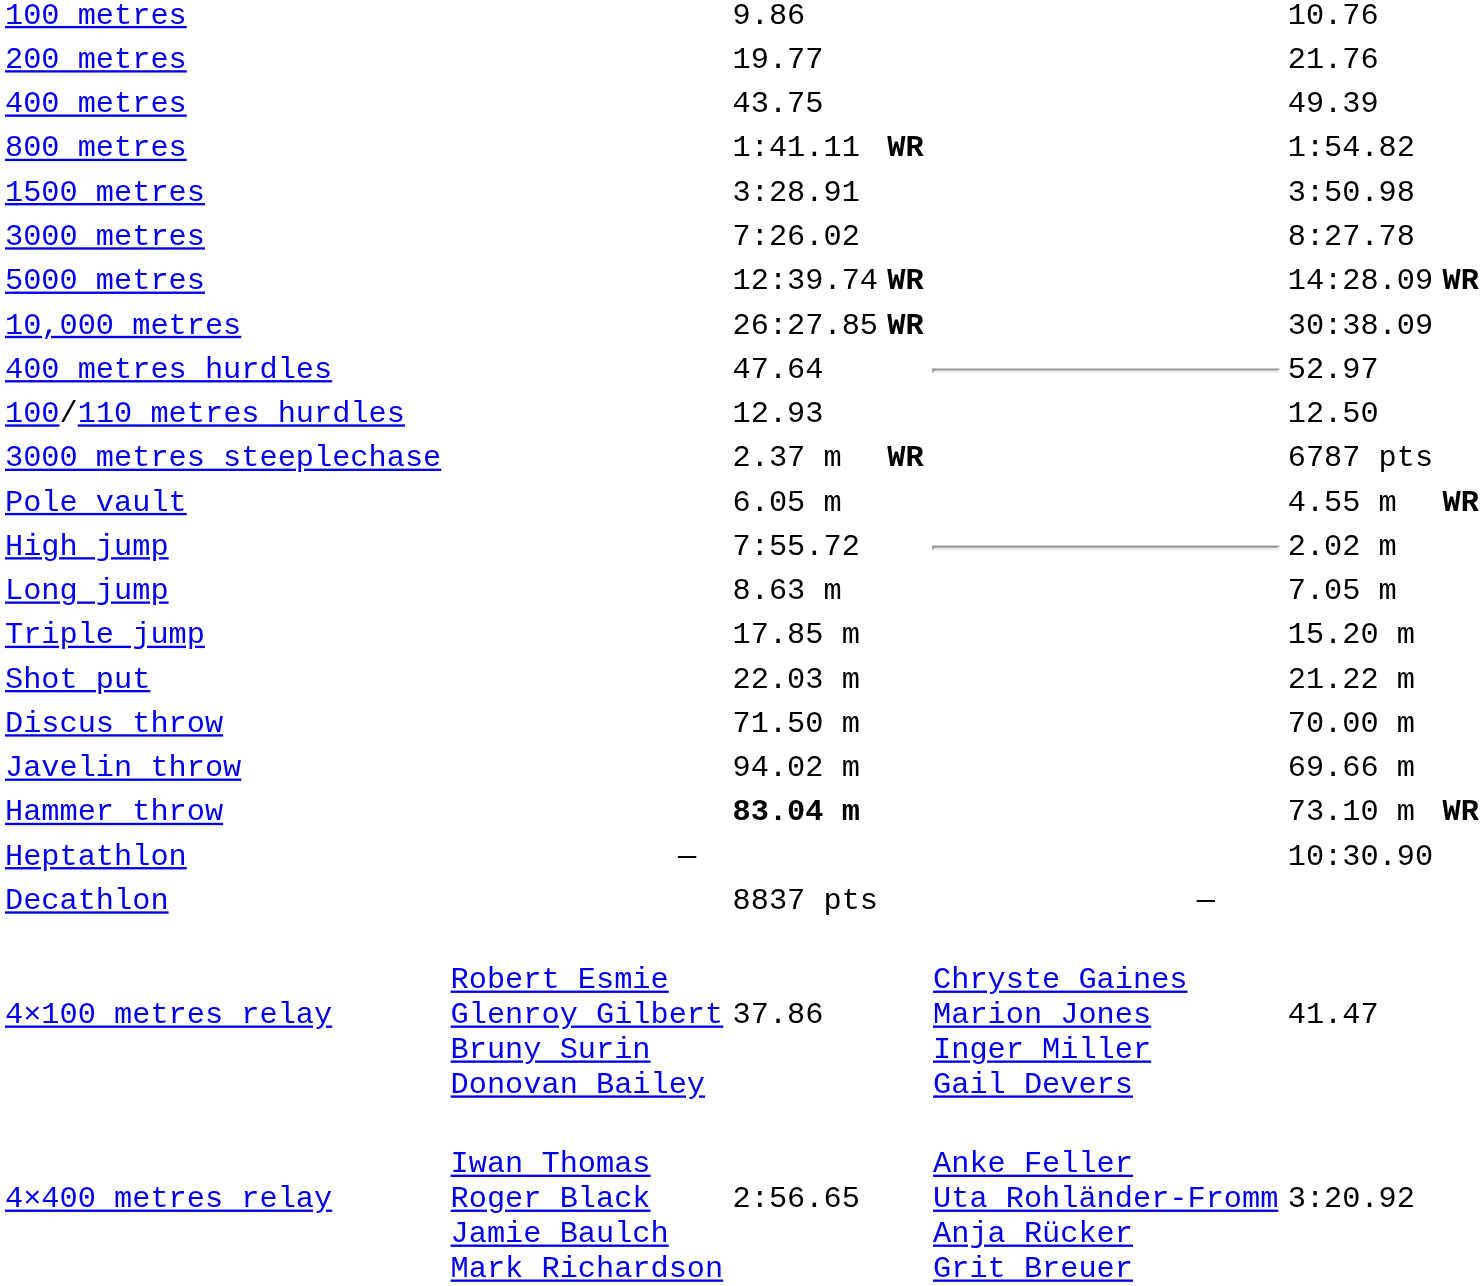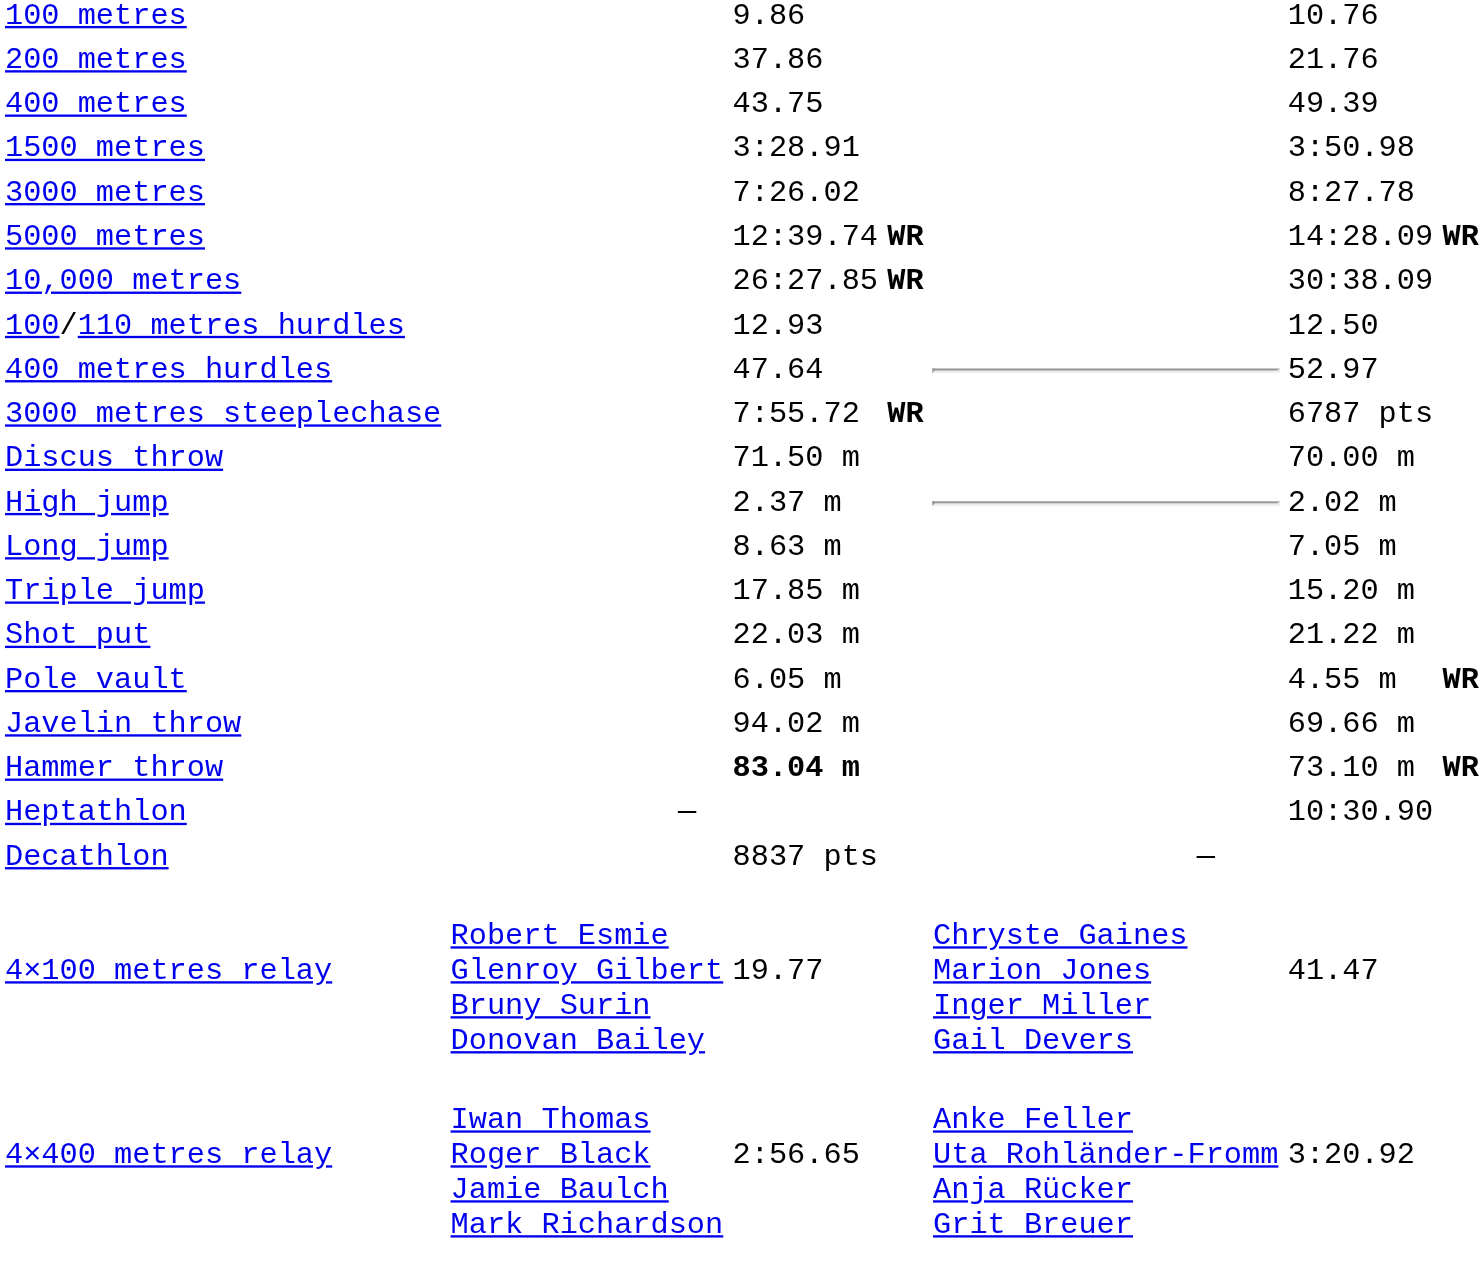(778, 60) 19.77 -> (778, 60) 37.86
- row: (96, 148)
rows swapped: (205, 414) <-> (169, 370)
(787, 458) 2.37 m -> (796, 414) 7:55.72
rows swapped: (96, 502) <-> (114, 724)
(796, 547) 7:55.72 -> (787, 502) 2.37 m
(778, 1015) 37.86 -> (778, 971) 19.77
